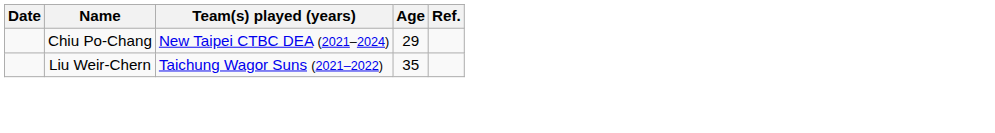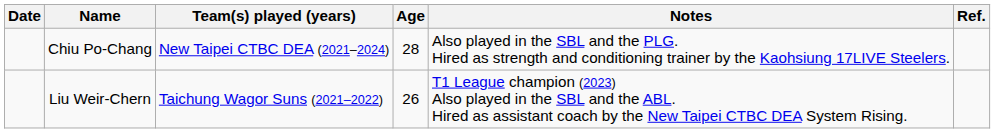+ column: (691, 16)
(411, 40) 29 -> (411, 49) 28
(411, 64) 35 -> (411, 98) 26
